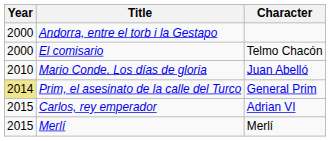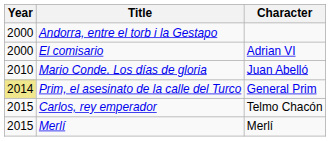(285, 51) Telmo Chacón -> (271, 51) Adrian VI
(271, 107) Adrian VI -> (285, 107) Telmo Chacón
